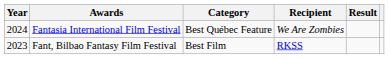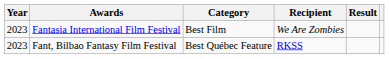(17, 29) 2024 -> (17, 29) 2023
(229, 29) Best Québec Feature -> (206, 29) Best Film
(206, 45) Best Film -> (229, 45) Best Québec Feature
